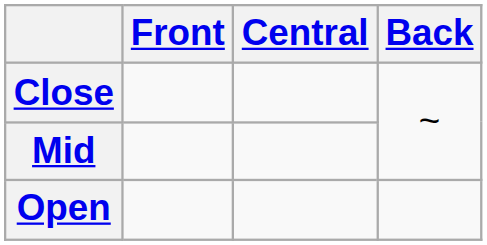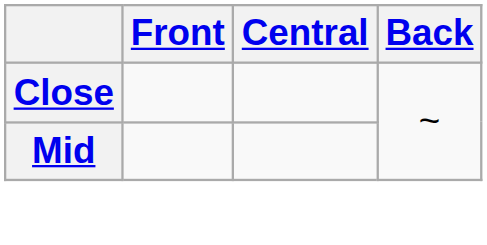- row: (64, 208)
